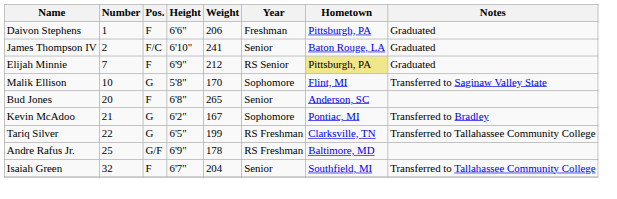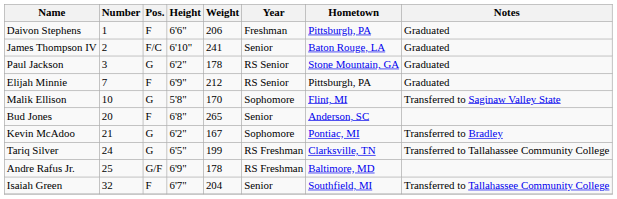+ row: (35, 64)
(340, 64) khaki background -> (340, 82) no background
(107, 133) 22 -> (107, 151) 24
